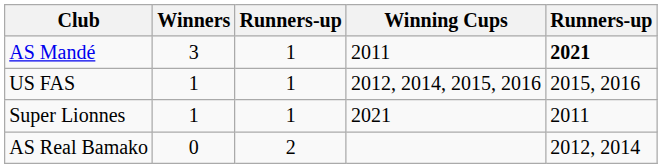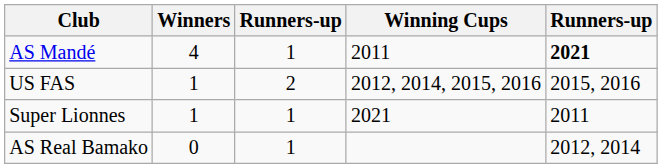(194, 52) 3 -> (194, 52) 4
(291, 83) 1 -> (291, 83) 2
(291, 147) 2 -> (291, 147) 1
